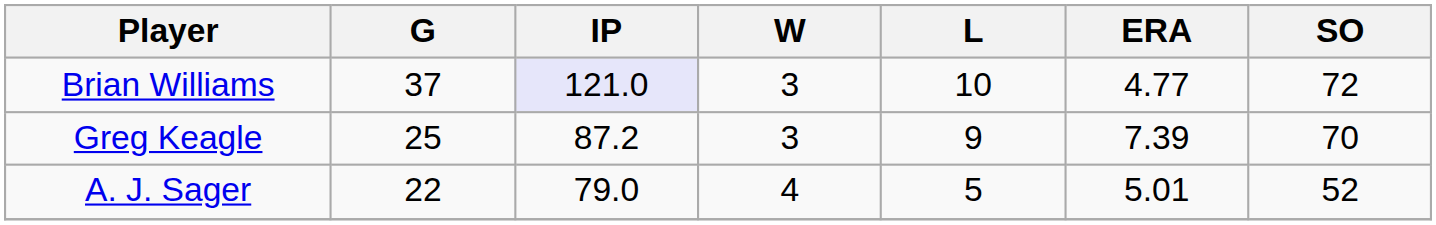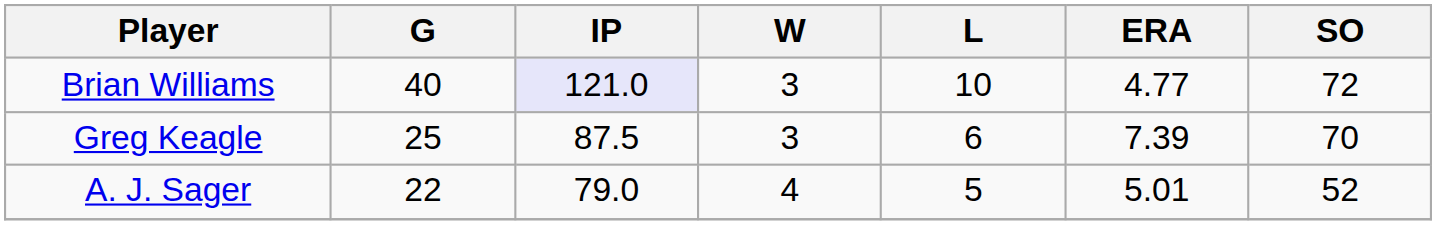(423, 84) 37 -> (423, 84) 40
(606, 137) 87.2 -> (606, 137) 87.5
(973, 137) 9 -> (973, 137) 6
